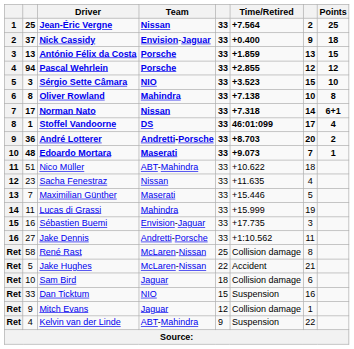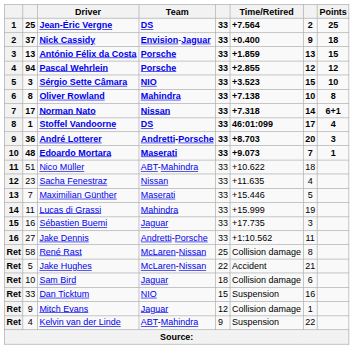(156, 25) Nissan -> (147, 25) DS
(333, 138) 2 -> (333, 138) 3
(173, 223) Envision-Jaguar -> (155, 223) Jaguar
